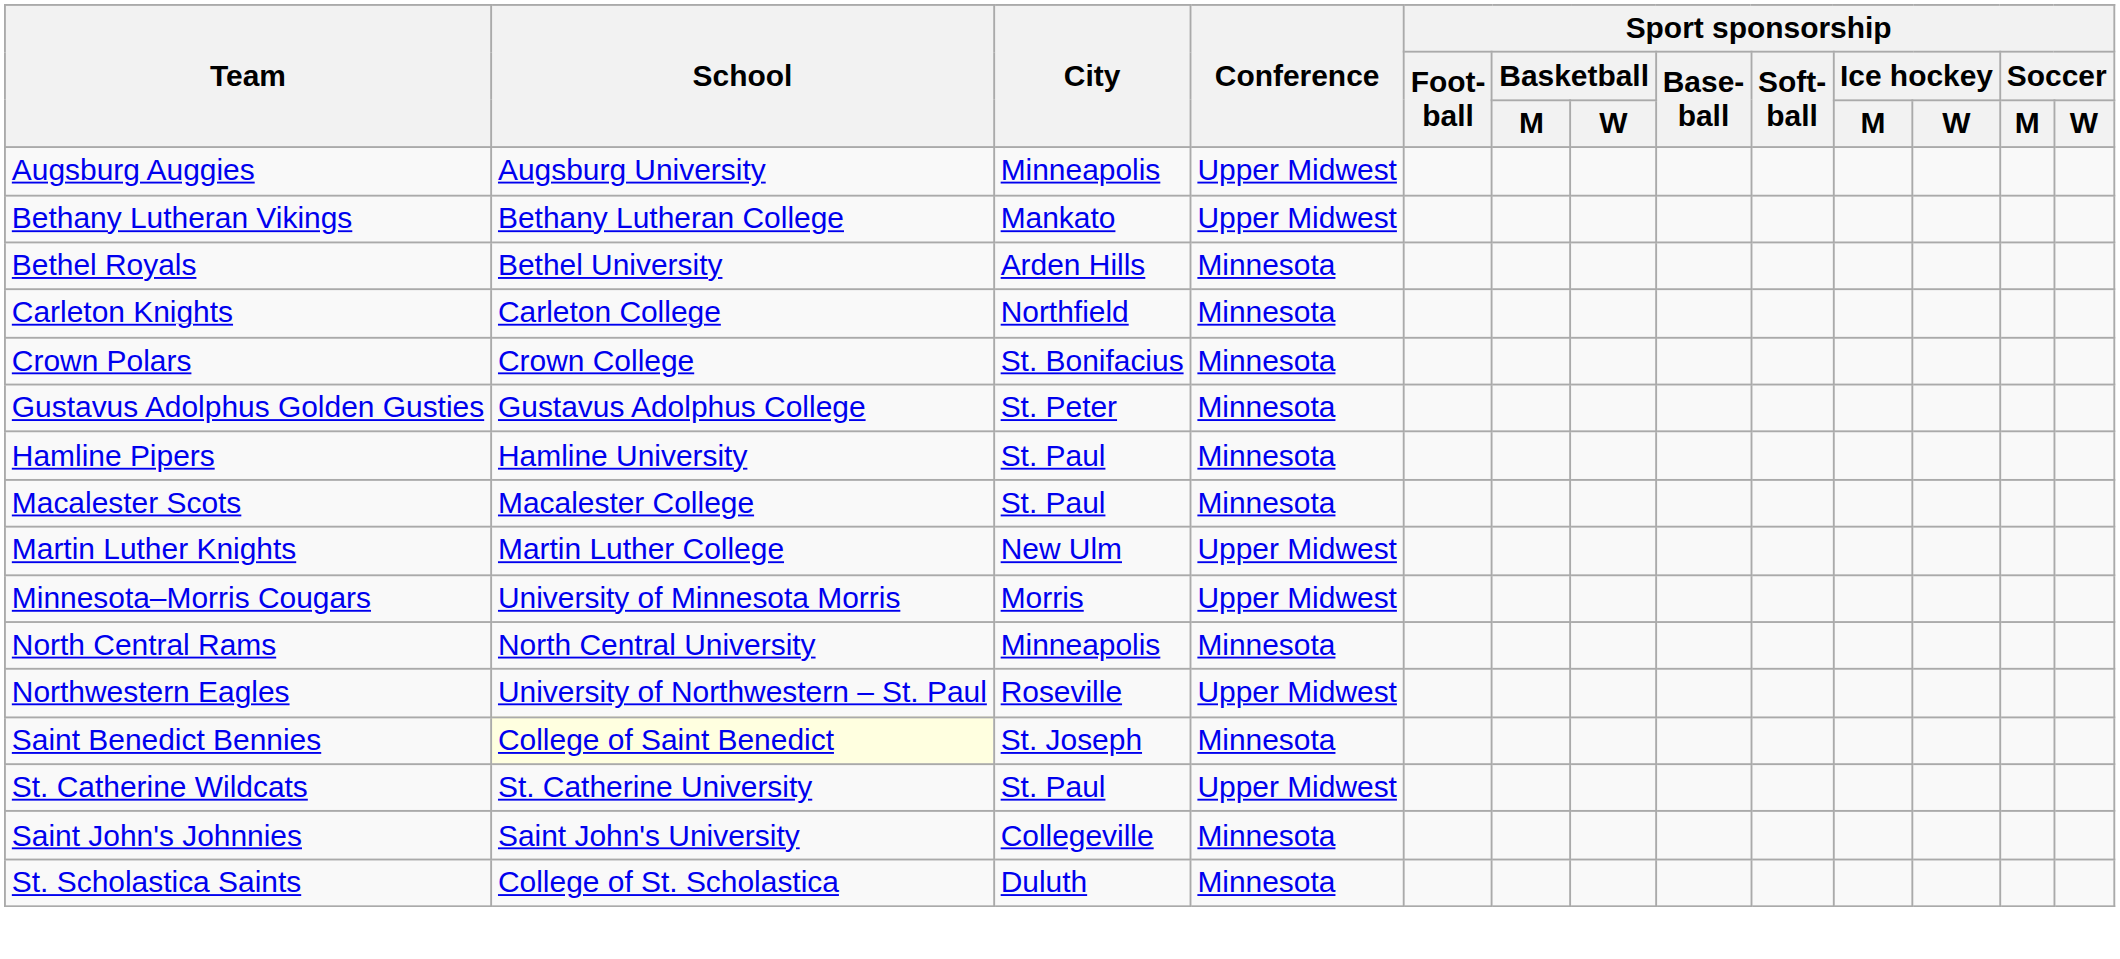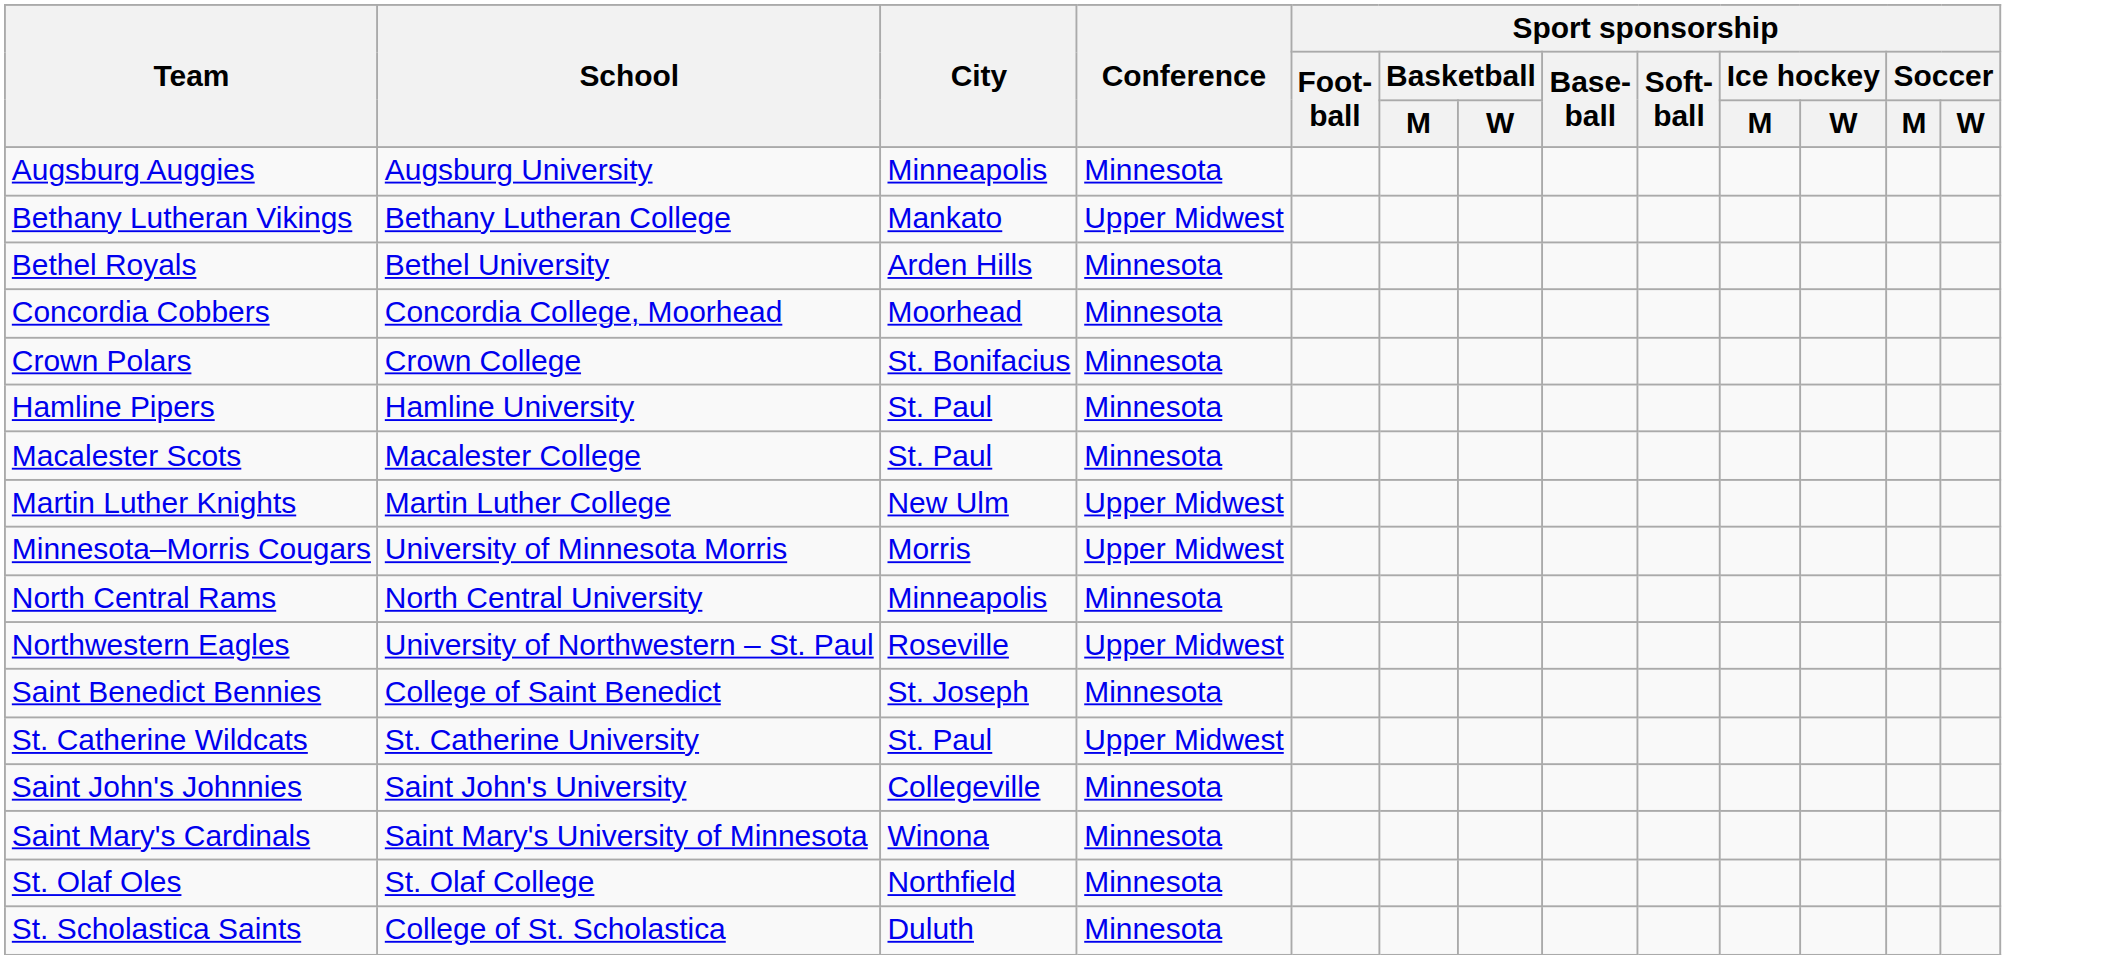(1297, 170) Upper Midwest -> (1153, 170) Minnesota
- row: (122, 312)
+ row: (141, 312)
- row: (248, 407)
(666, 739) lightyellow background -> (553, 692) no background
+ row: (161, 834)
+ row: (97, 882)
